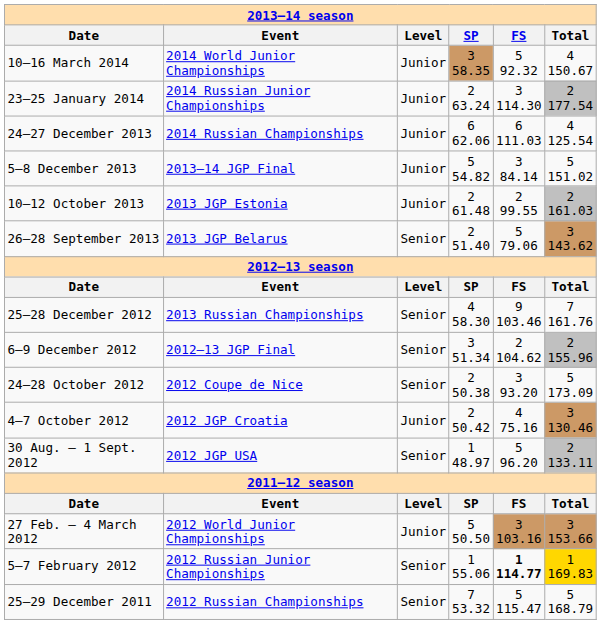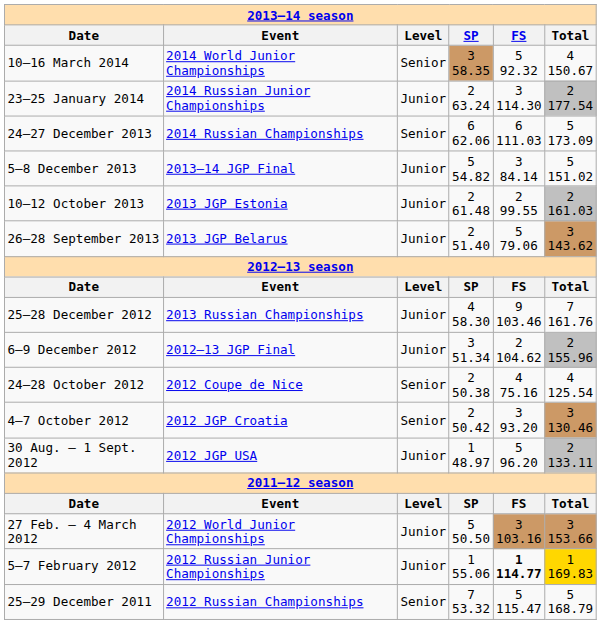(423, 63) Junior -> (423, 63) Senior
(423, 133) Junior -> (423, 133) Senior
(570, 133) 4 125.54 -> (570, 133) 5 173.09
(423, 239) Senior -> (423, 239) Junior
(423, 315) Senior -> (423, 315) Junior
(423, 350) Senior -> (423, 350) Junior
(519, 385) 3 93.20 -> (519, 385) 4 75.16
(570, 385) 5 173.09 -> (570, 385) 4 125.54
(423, 420) Junior -> (423, 420) Senior
(519, 420) 4 75.16 -> (519, 420) 3 93.20
(423, 455) Senior -> (423, 455) Junior
(423, 567) Senior -> (423, 567) Junior
